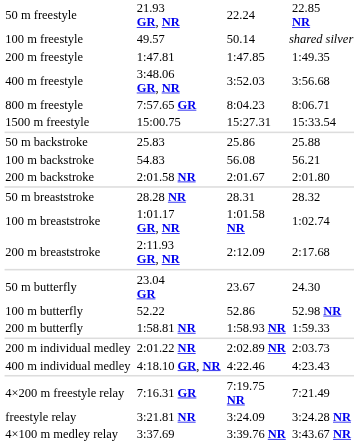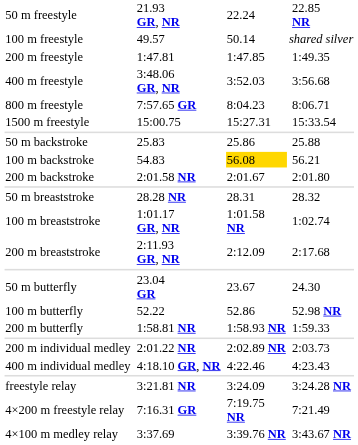(241, 159) no background -> (241, 159) gold background
rows swapped: (41, 417) <-> (65, 393)
